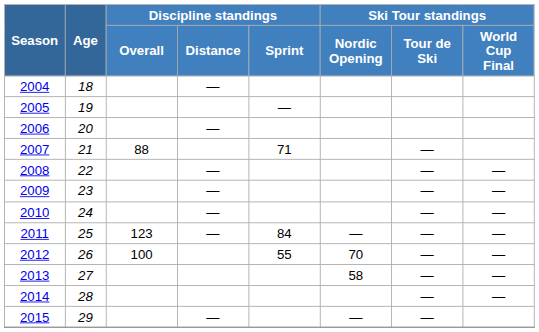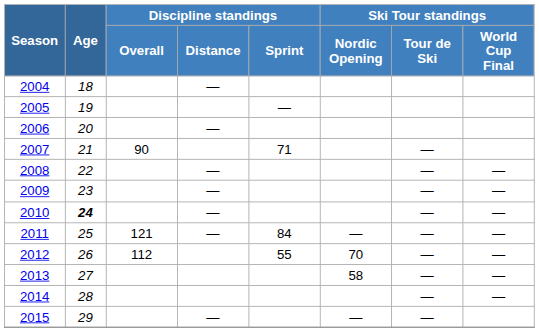(142, 149) 88 -> (142, 149) 90
(85, 212) normal -> (85, 212) bold
(142, 233) 123 -> (142, 233) 121
(142, 254) 100 -> (142, 254) 112
